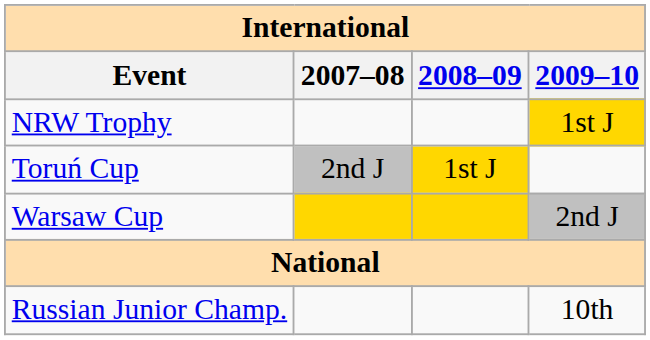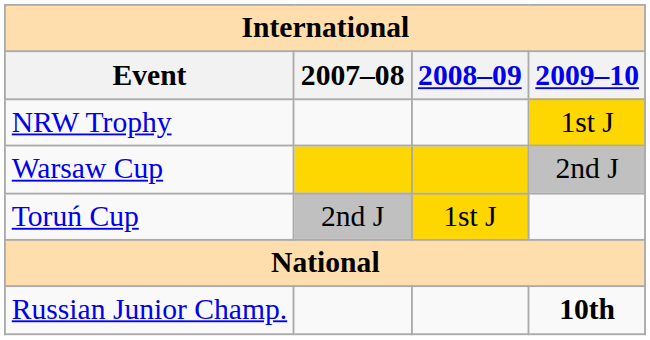rows swapped: (87, 215) <-> (75, 168)
(587, 309) normal -> (587, 309) bold
